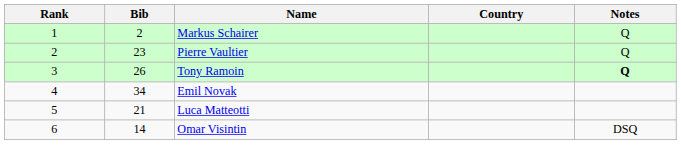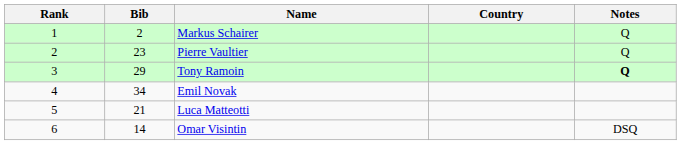(139, 71) 26 -> (139, 71) 29
